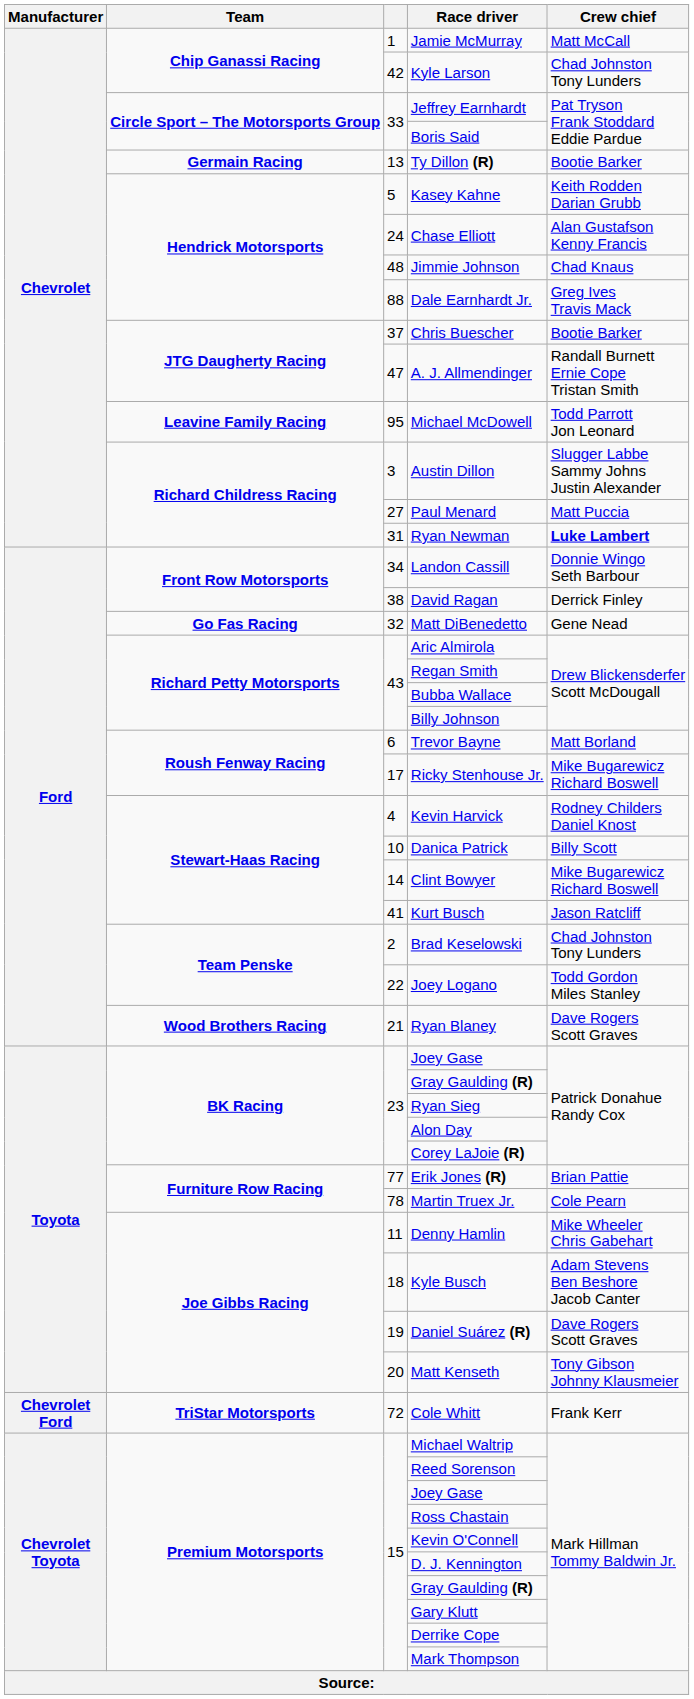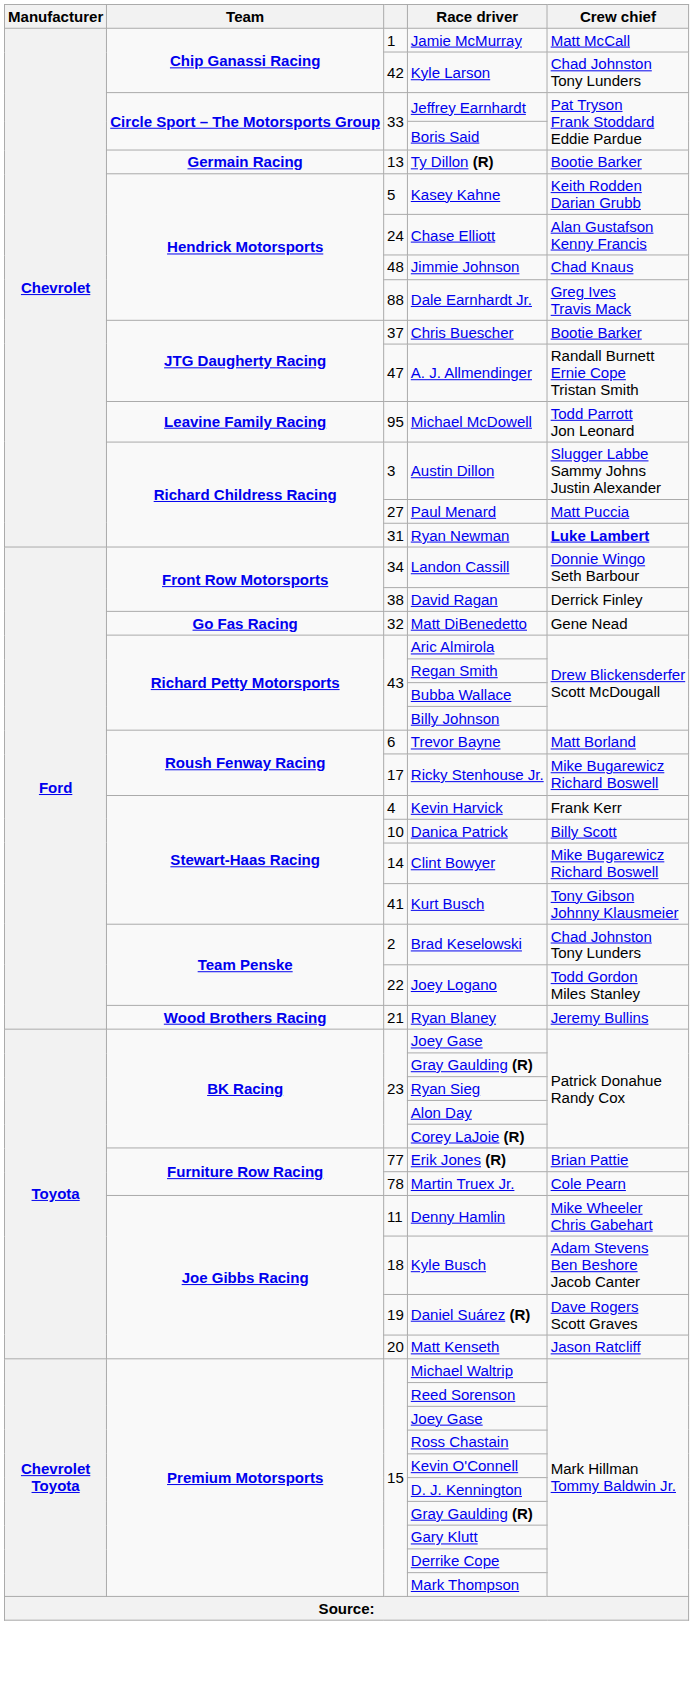(606, 816) Rodney Childers Daniel Knost -> (586, 807) Frank Kerr
(596, 912) Jason Ratcliff -> (615, 904) Tony Gibson Johnny Klausmeier
(595, 1026) Dave Rogers Scott Graves -> (600, 1017) Jeremy Bullins
(615, 1372) Tony Gibson Johnny Klausmeier -> (596, 1347) Jason Ratcliff
- row: (395, 1413)
